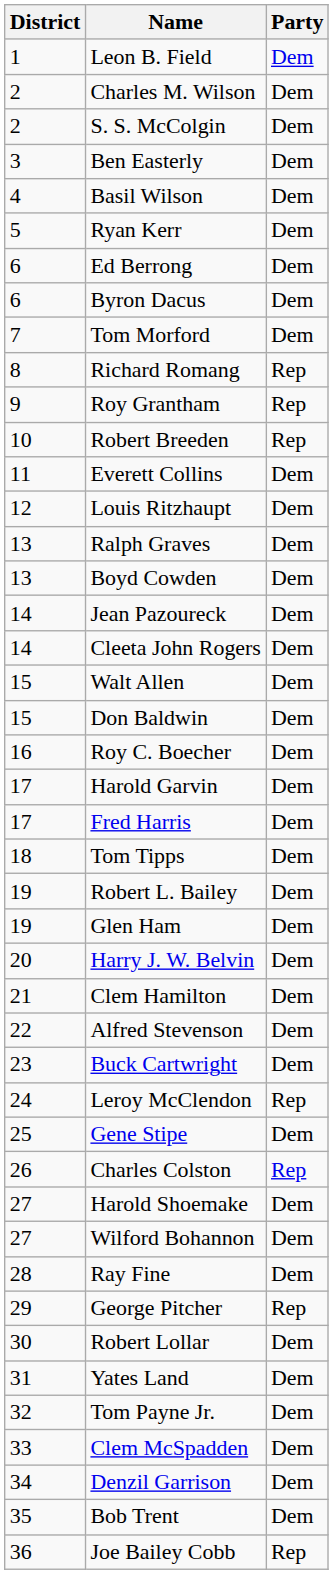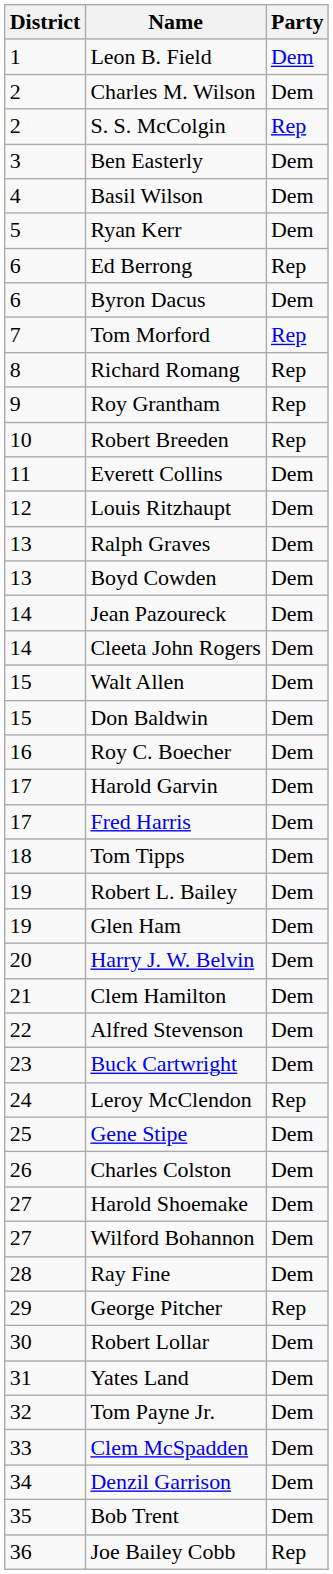(292, 126) Dem -> (289, 126) Rep
(292, 265) Dem -> (289, 265) Rep
(292, 334) Dem -> (289, 334) Rep
(289, 1169) Rep -> (292, 1169) Dem
